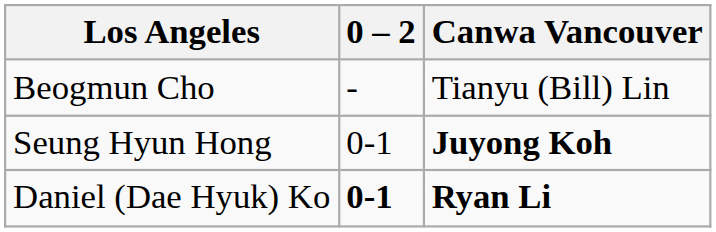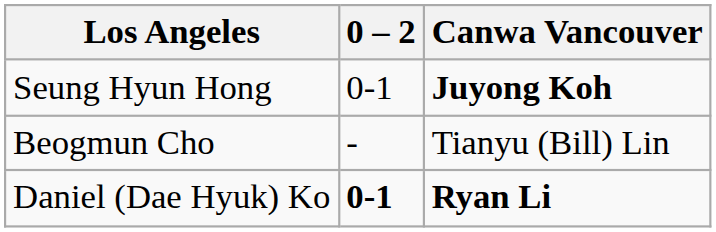rows swapped: (114, 87) <-> (142, 142)
